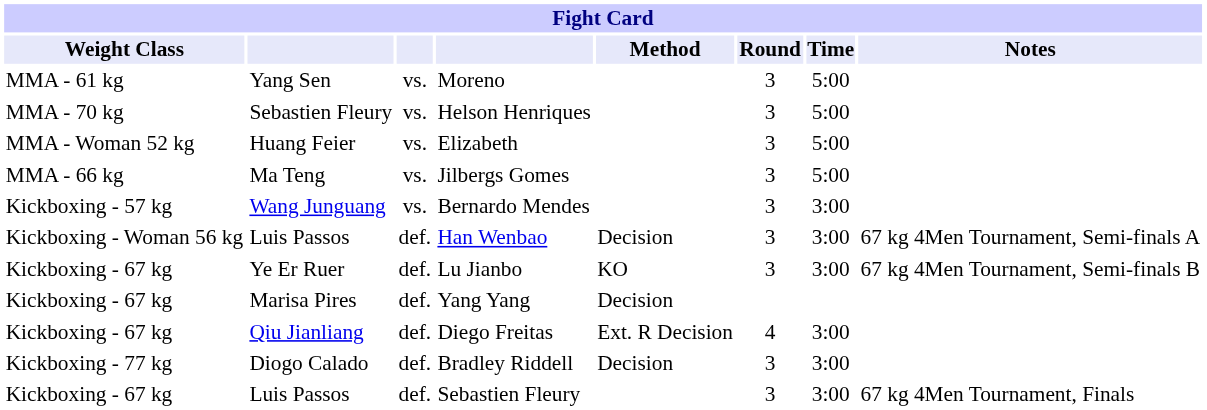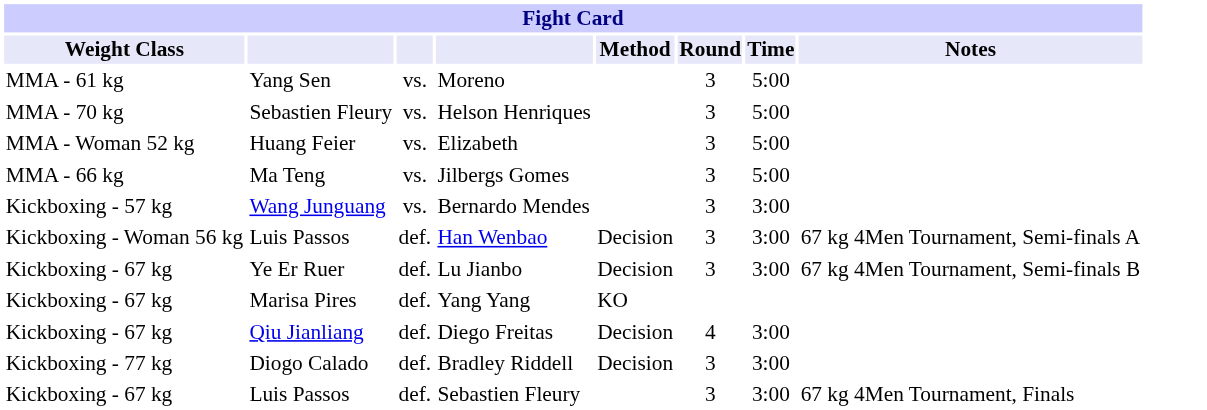(613, 269) KO -> (635, 269) Decision
(635, 300) Decision -> (613, 300) KO
(665, 331) Ext. R Decision -> (635, 331) Decision
